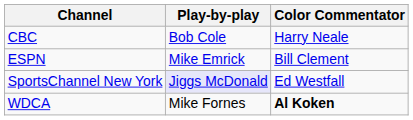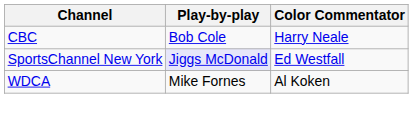- row: (27, 59)
(304, 103) bold -> (302, 81) normal
